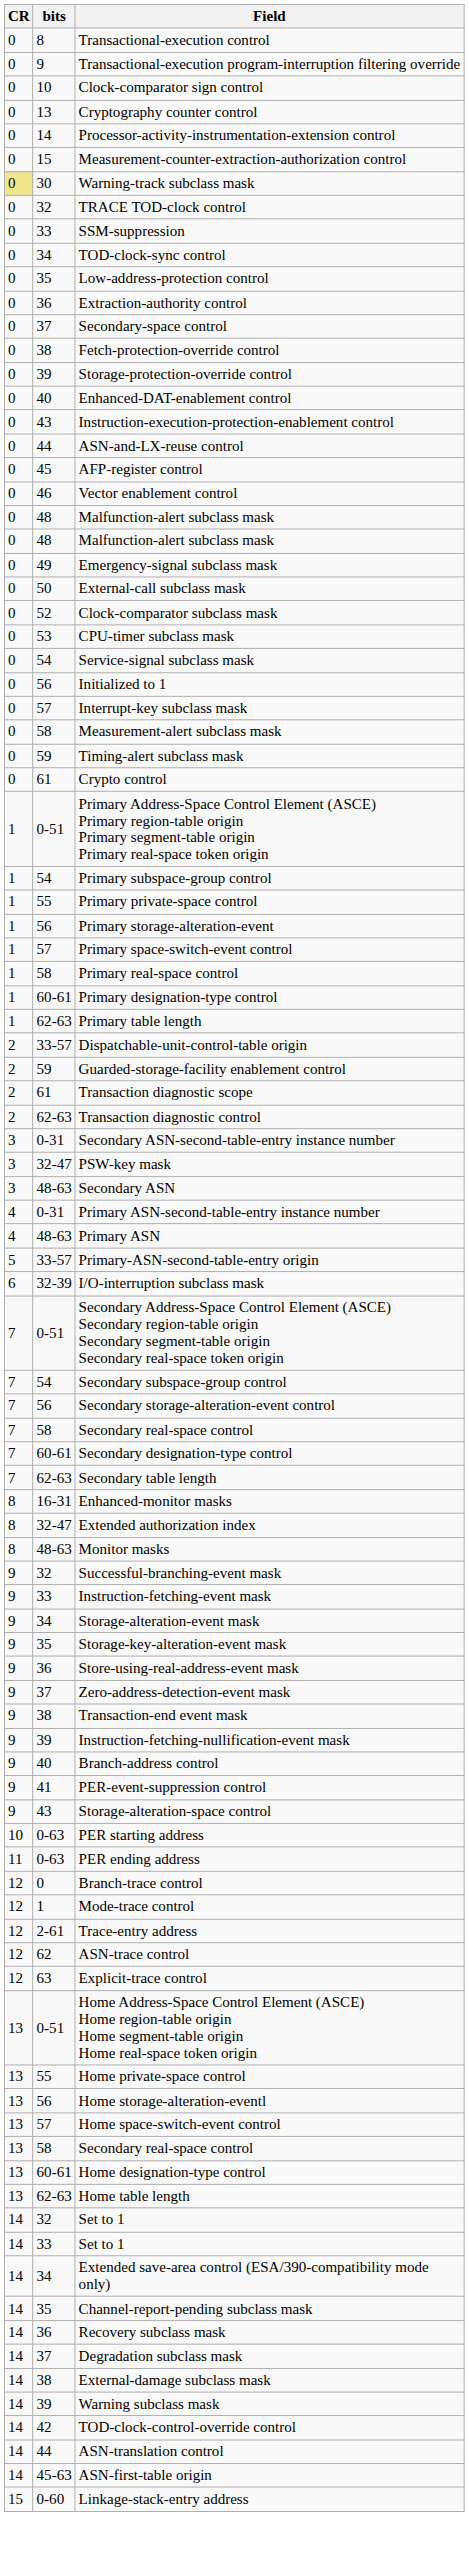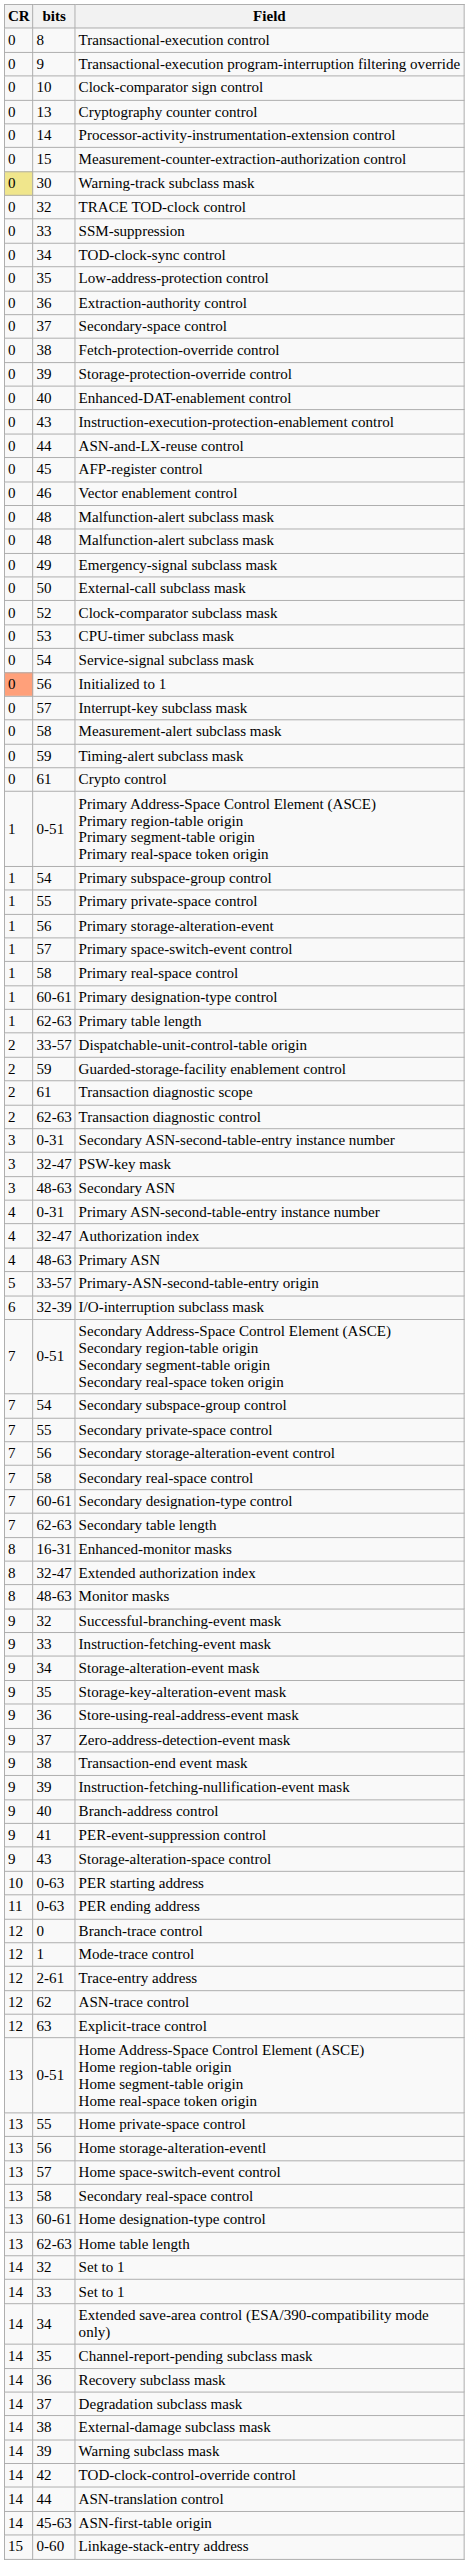(12, 684) no background -> (12, 684) lightsalmon background
+ row: (54, 1235)
+ row: (44, 1429)
